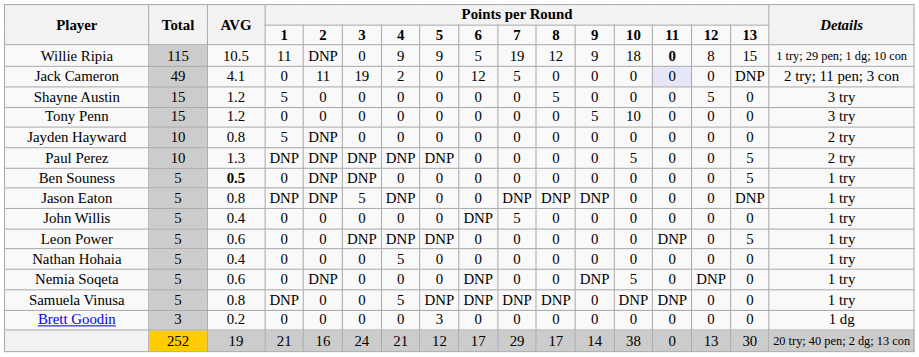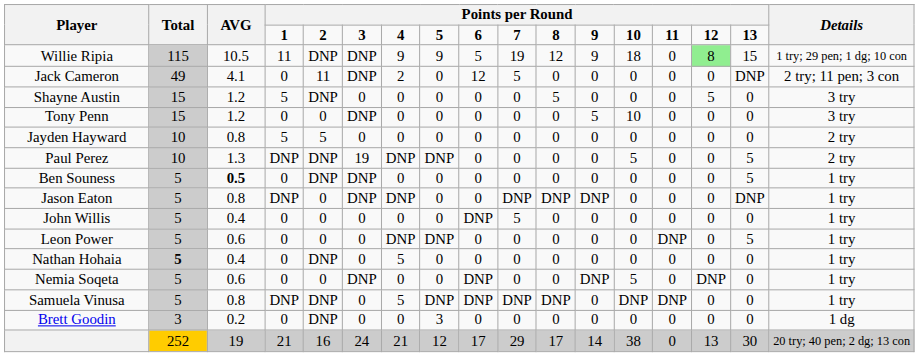(362, 56) 0 -> (362, 56) DNP
(672, 56) bold -> (672, 56) normal
(711, 56) no background -> (711, 56) lightgreen background
(362, 76) 19 -> (362, 76) DNP
(672, 76) lavender background -> (672, 76) no background
(323, 97) 0 -> (323, 97) DNP
(362, 117) 0 -> (362, 117) DNP
(323, 137) DNP -> (323, 137) 5
(362, 158) DNP -> (362, 158) 19
(323, 198) DNP -> (323, 198) 0
(362, 198) 5 -> (362, 198) DNP
(362, 239) DNP -> (362, 239) 0
(178, 259) normal -> (178, 259) bold
(323, 259) 0 -> (323, 259) DNP
(323, 279) DNP -> (323, 279) 0
(362, 279) 0 -> (362, 279) DNP
(323, 300) 0 -> (323, 300) DNP
(323, 320) 0 -> (323, 320) DNP
